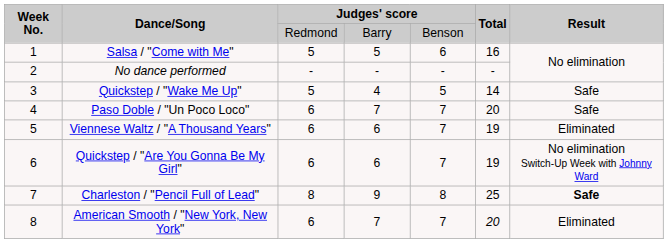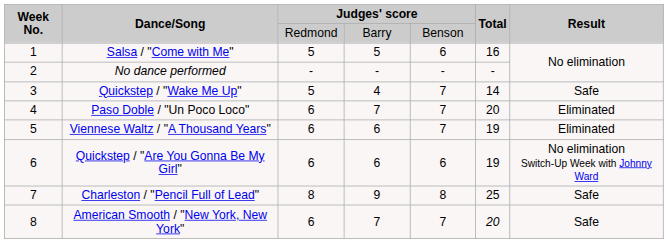(443, 91) 5 -> (443, 91) 7
(586, 110) Safe -> (586, 110) Eliminated
(443, 162) 7 -> (443, 162) 6
(586, 195) bold -> (586, 195) normal
(586, 221) Eliminated -> (586, 221) Safe
